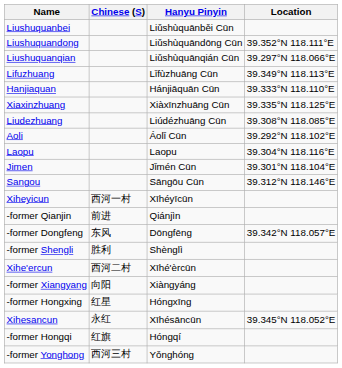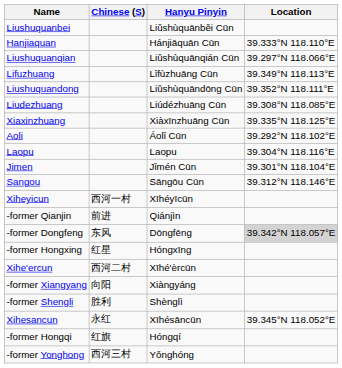rows swapped: (43, 43) <-> (31, 89)
rows swapped: (35, 120) <-> (36, 105)
(291, 233) no background -> (291, 233) lightgrey background
rows swapped: (44, 302) <-> (40, 250)
